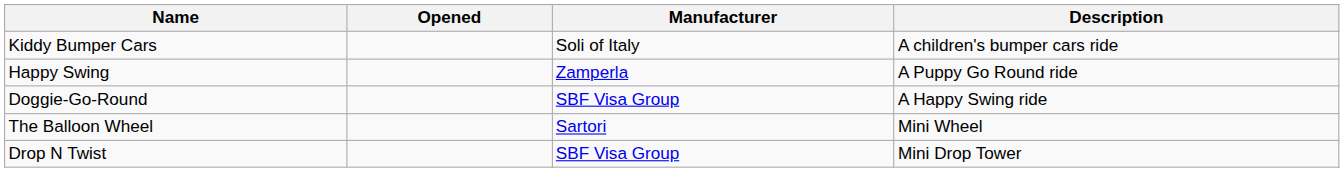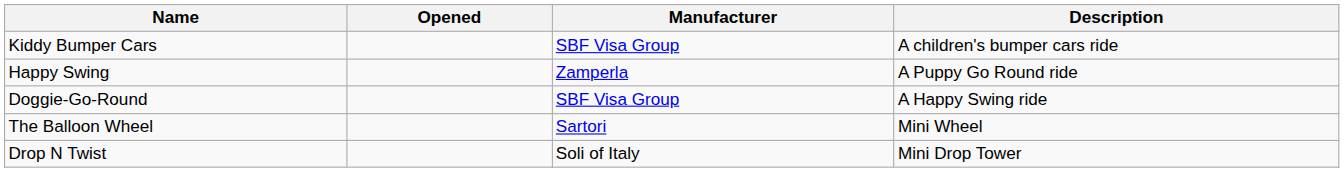(598, 45) Soli of Italy -> (618, 45) SBF Visa Group
(618, 153) SBF Visa Group -> (598, 153) Soli of Italy
